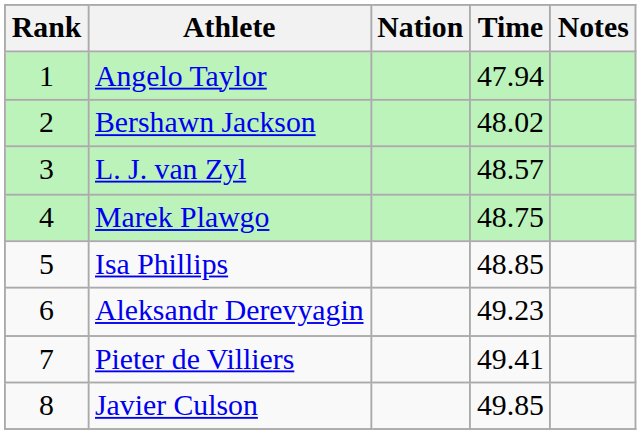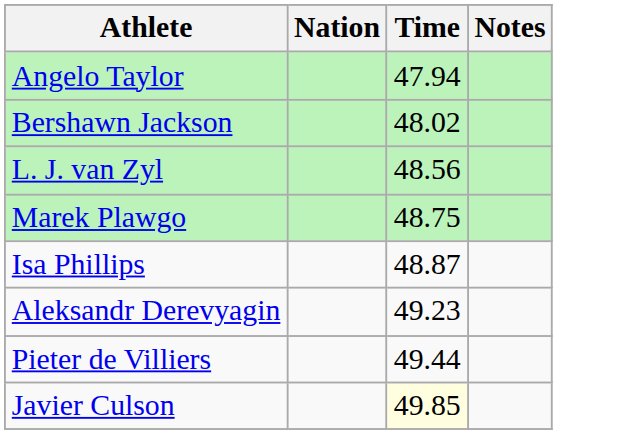- column: (47, 28)
(510, 169) 48.57 -> (427, 169) 48.56
(510, 264) 48.85 -> (427, 264) 48.87
(510, 358) 49.41 -> (427, 358) 49.44
(510, 405) no background -> (427, 405) lightyellow background
